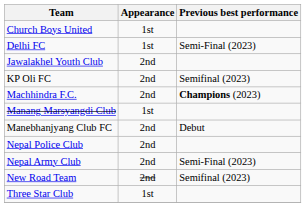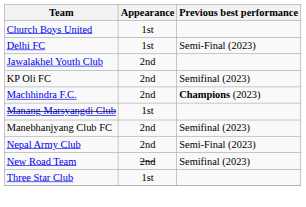(192, 128) Debut -> (215, 128) Semifinal (2023)
- row: (45, 144)
